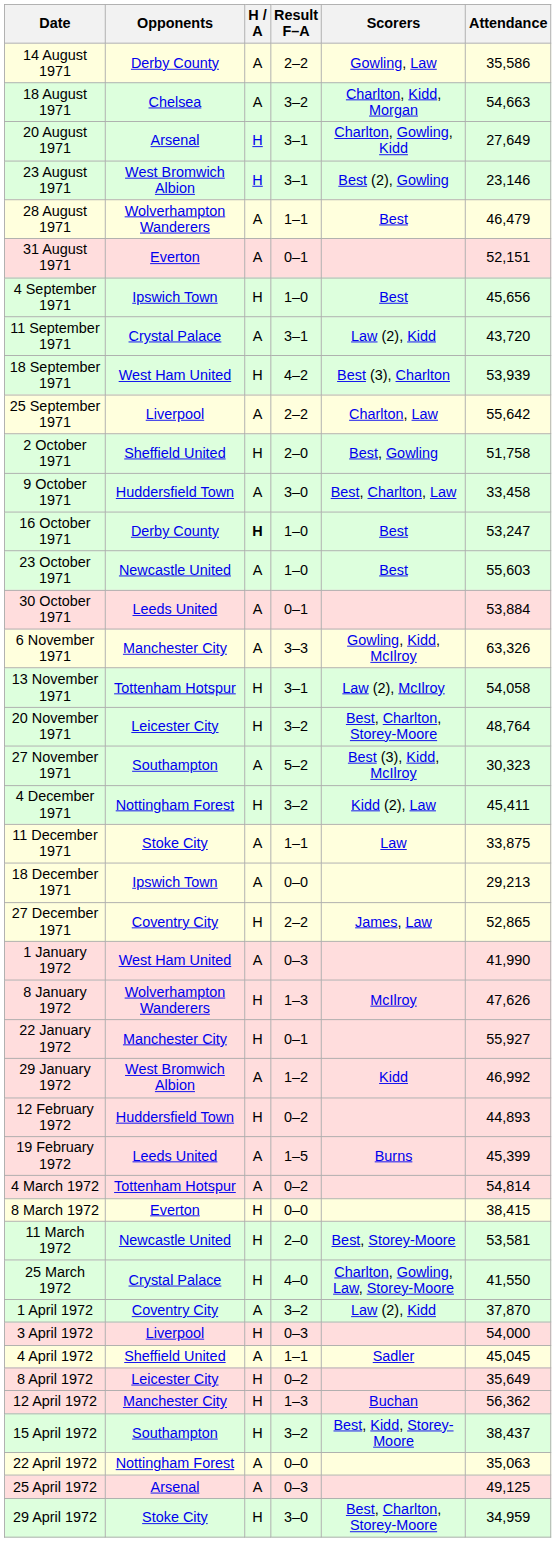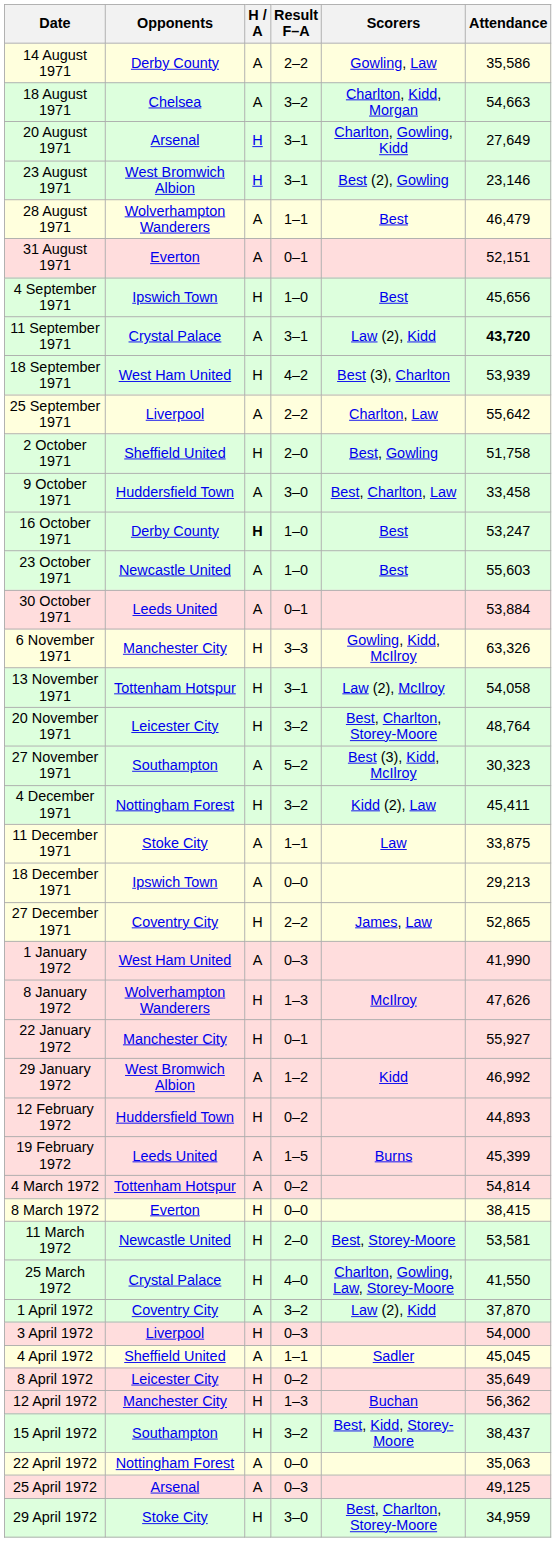(508, 336) normal -> (508, 336) bold
(258, 648) A -> (258, 648) H
